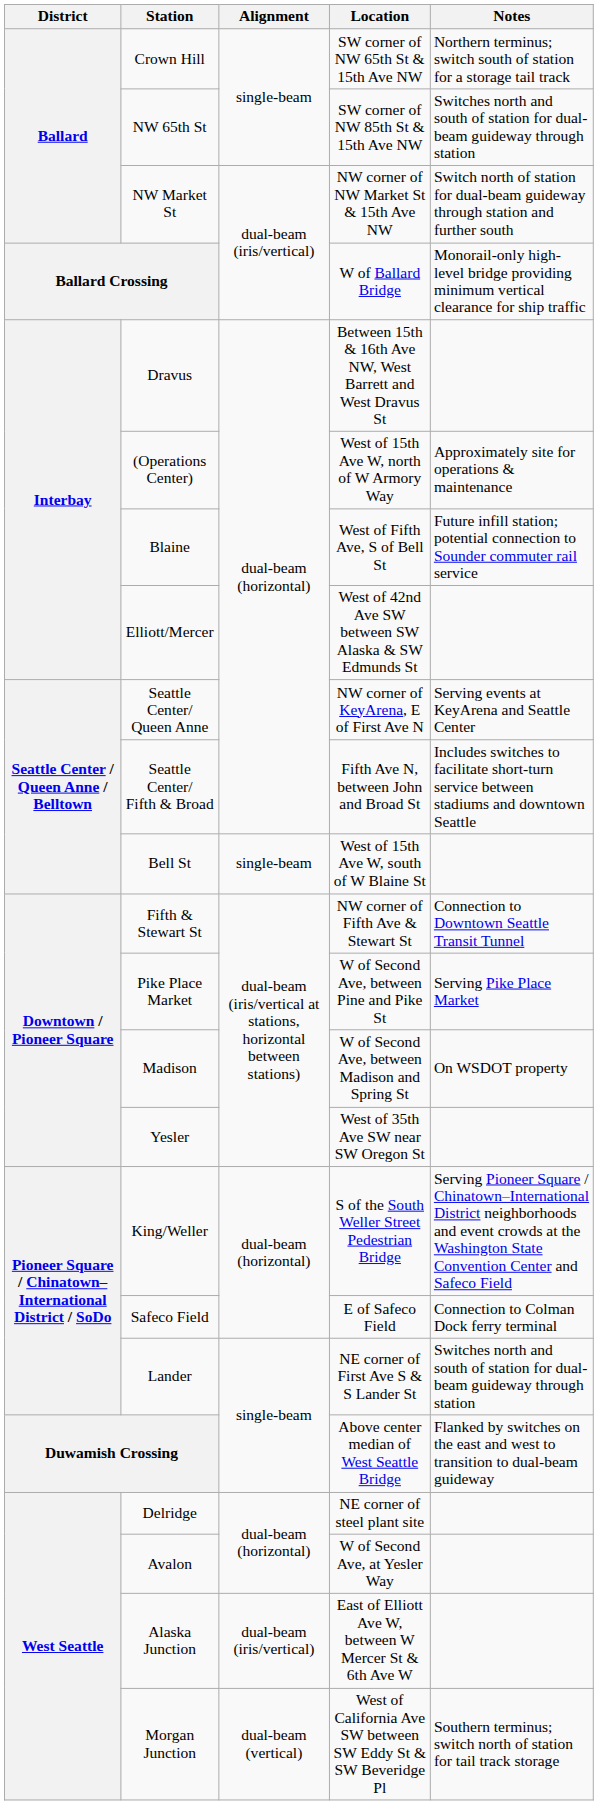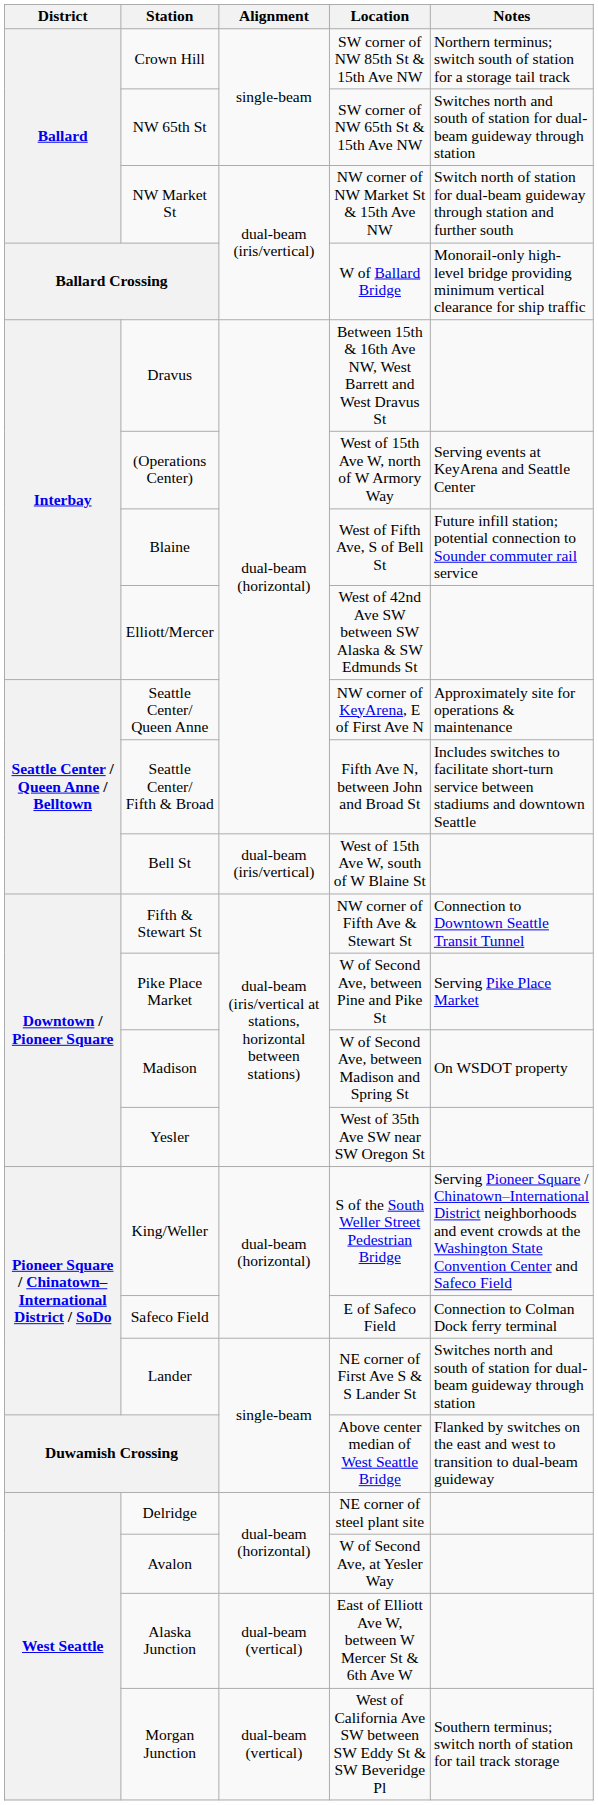(380, 58) SW corner of NW 65th St & 15th Ave NW -> (380, 58) SW corner of NW 85th St & 15th Ave NW
(380, 127) SW corner of NW 85th St & 15th Ave NW -> (380, 127) SW corner of NW 65th St & 15th Ave NW
(505, 470) Approximately site for operations & maintenance -> (502, 470) Serving events at KeyArena and Seattle Center
(502, 709) Serving events at KeyArena and Seattle Center -> (505, 709) Approximately site for operations & maintenance
(274, 863) single-beam -> (274, 863) dual-beam (iris/vertical)
(274, 1640) dual-beam (iris/vertical) -> (274, 1640) dual-beam (vertical)
